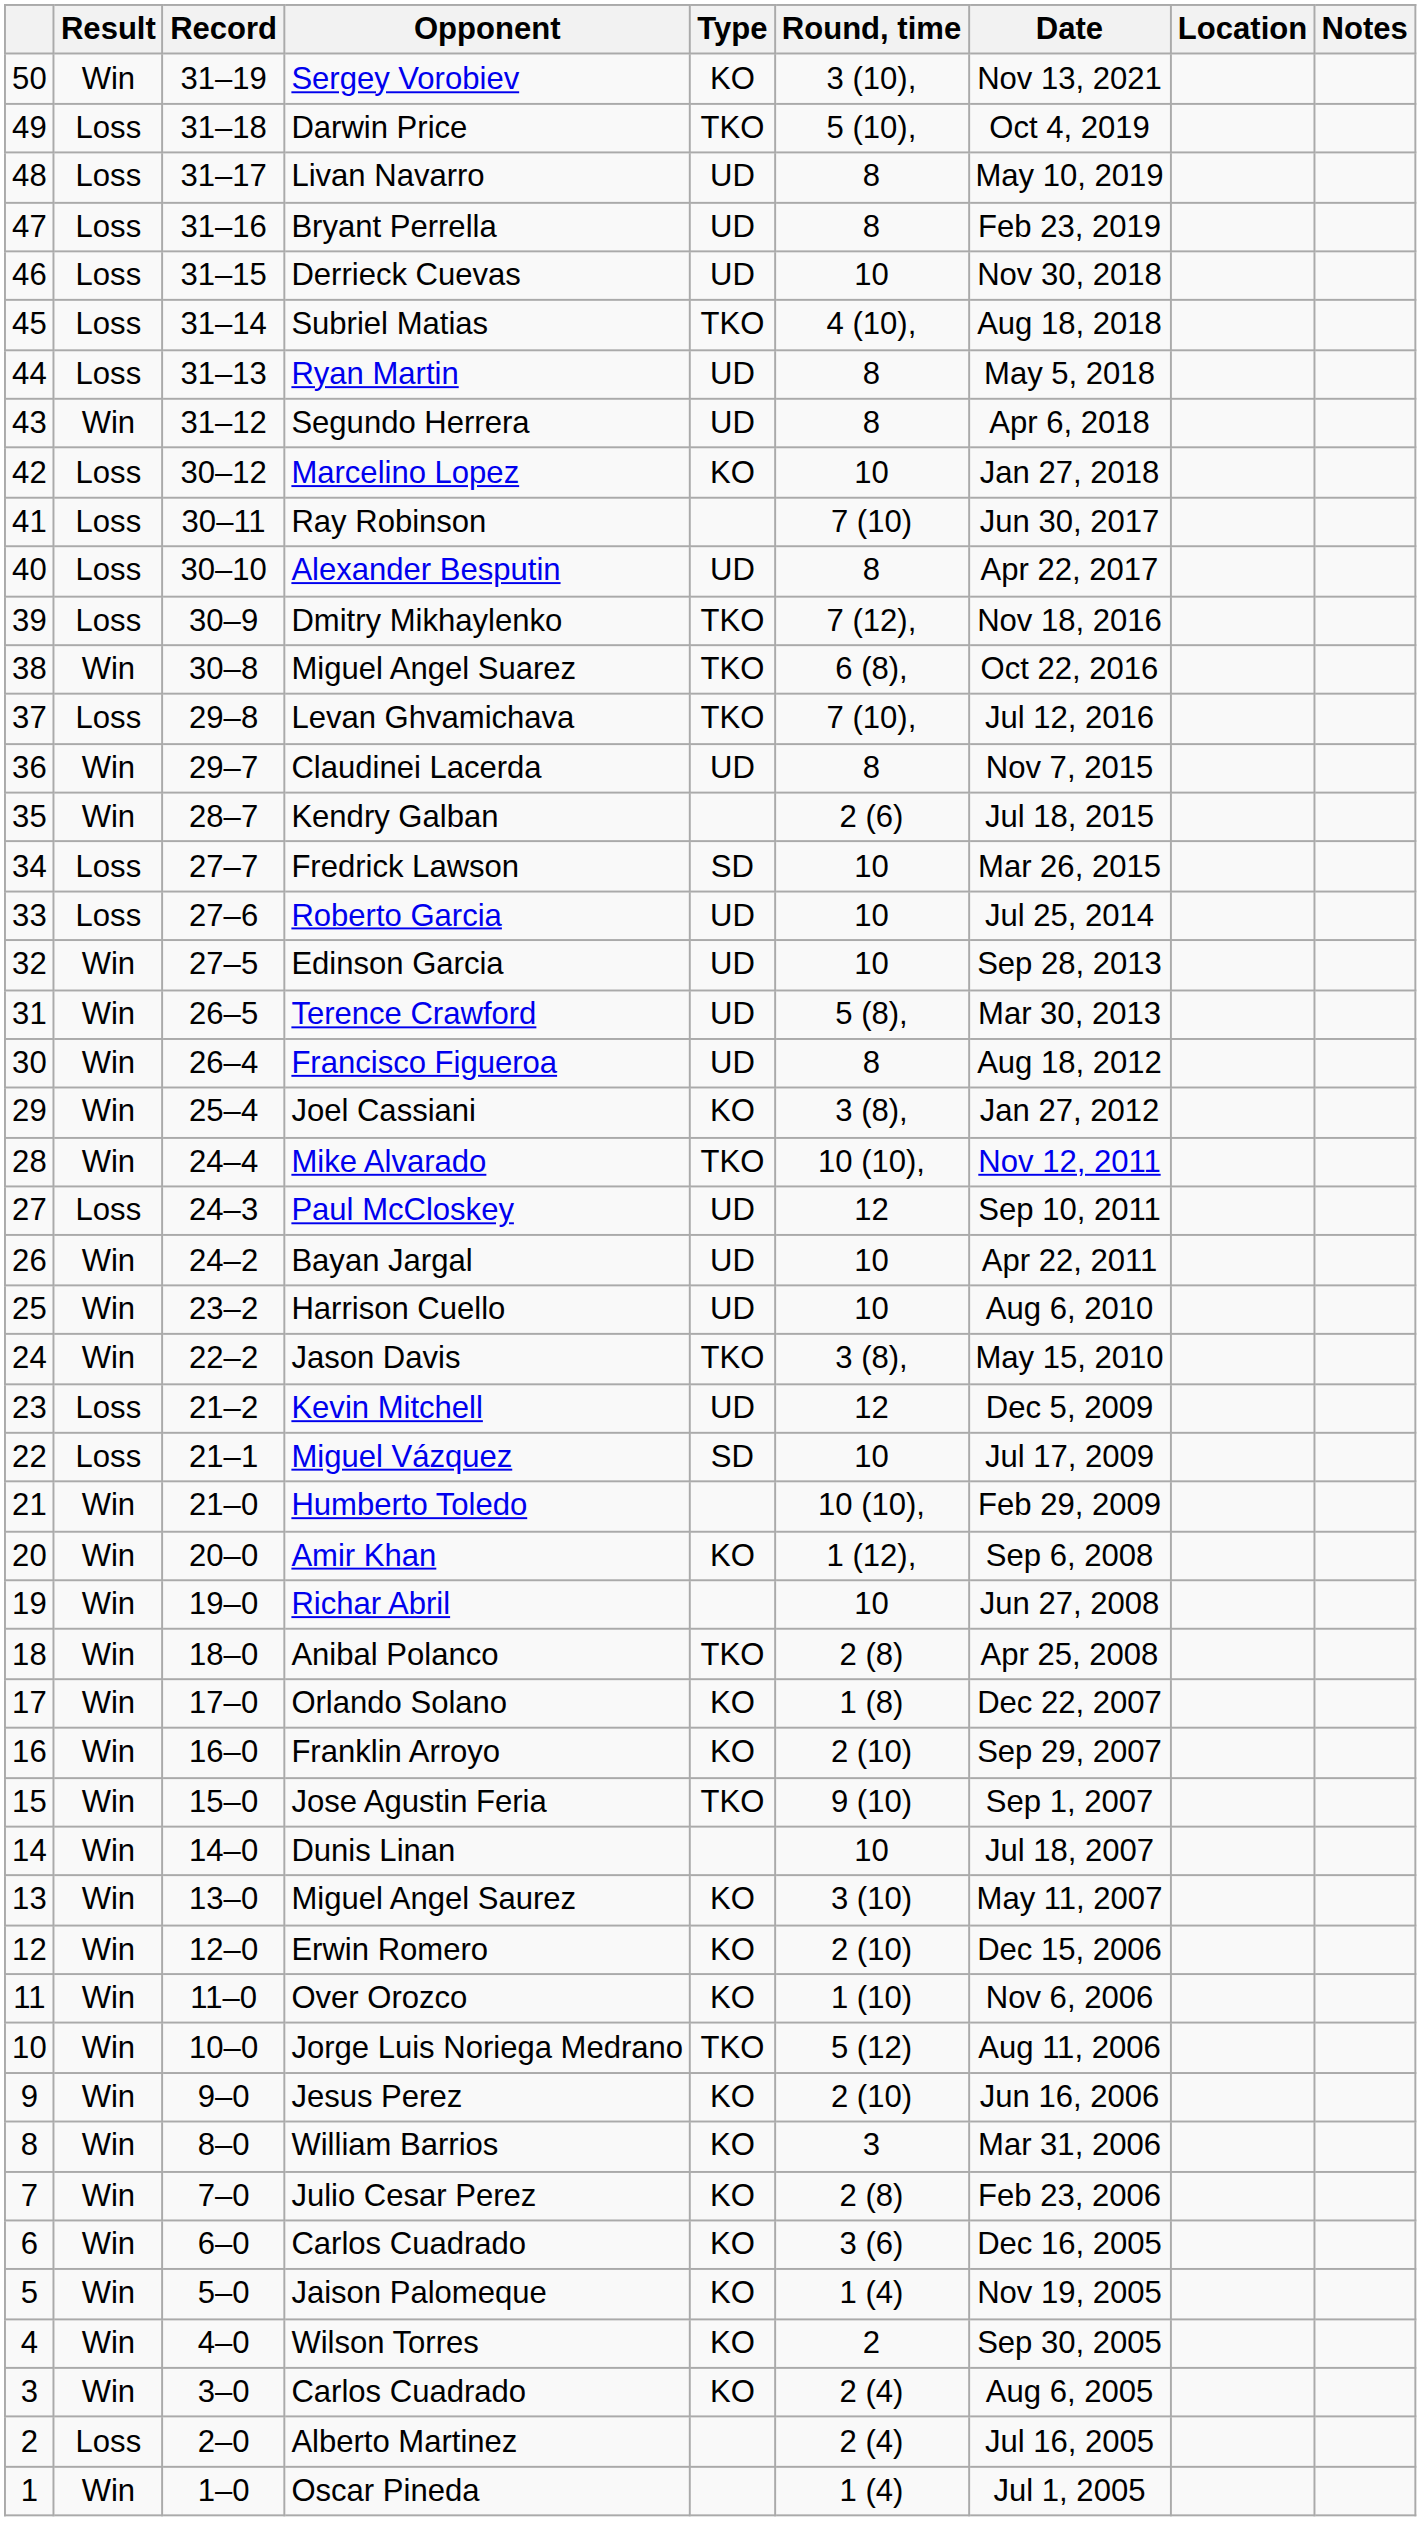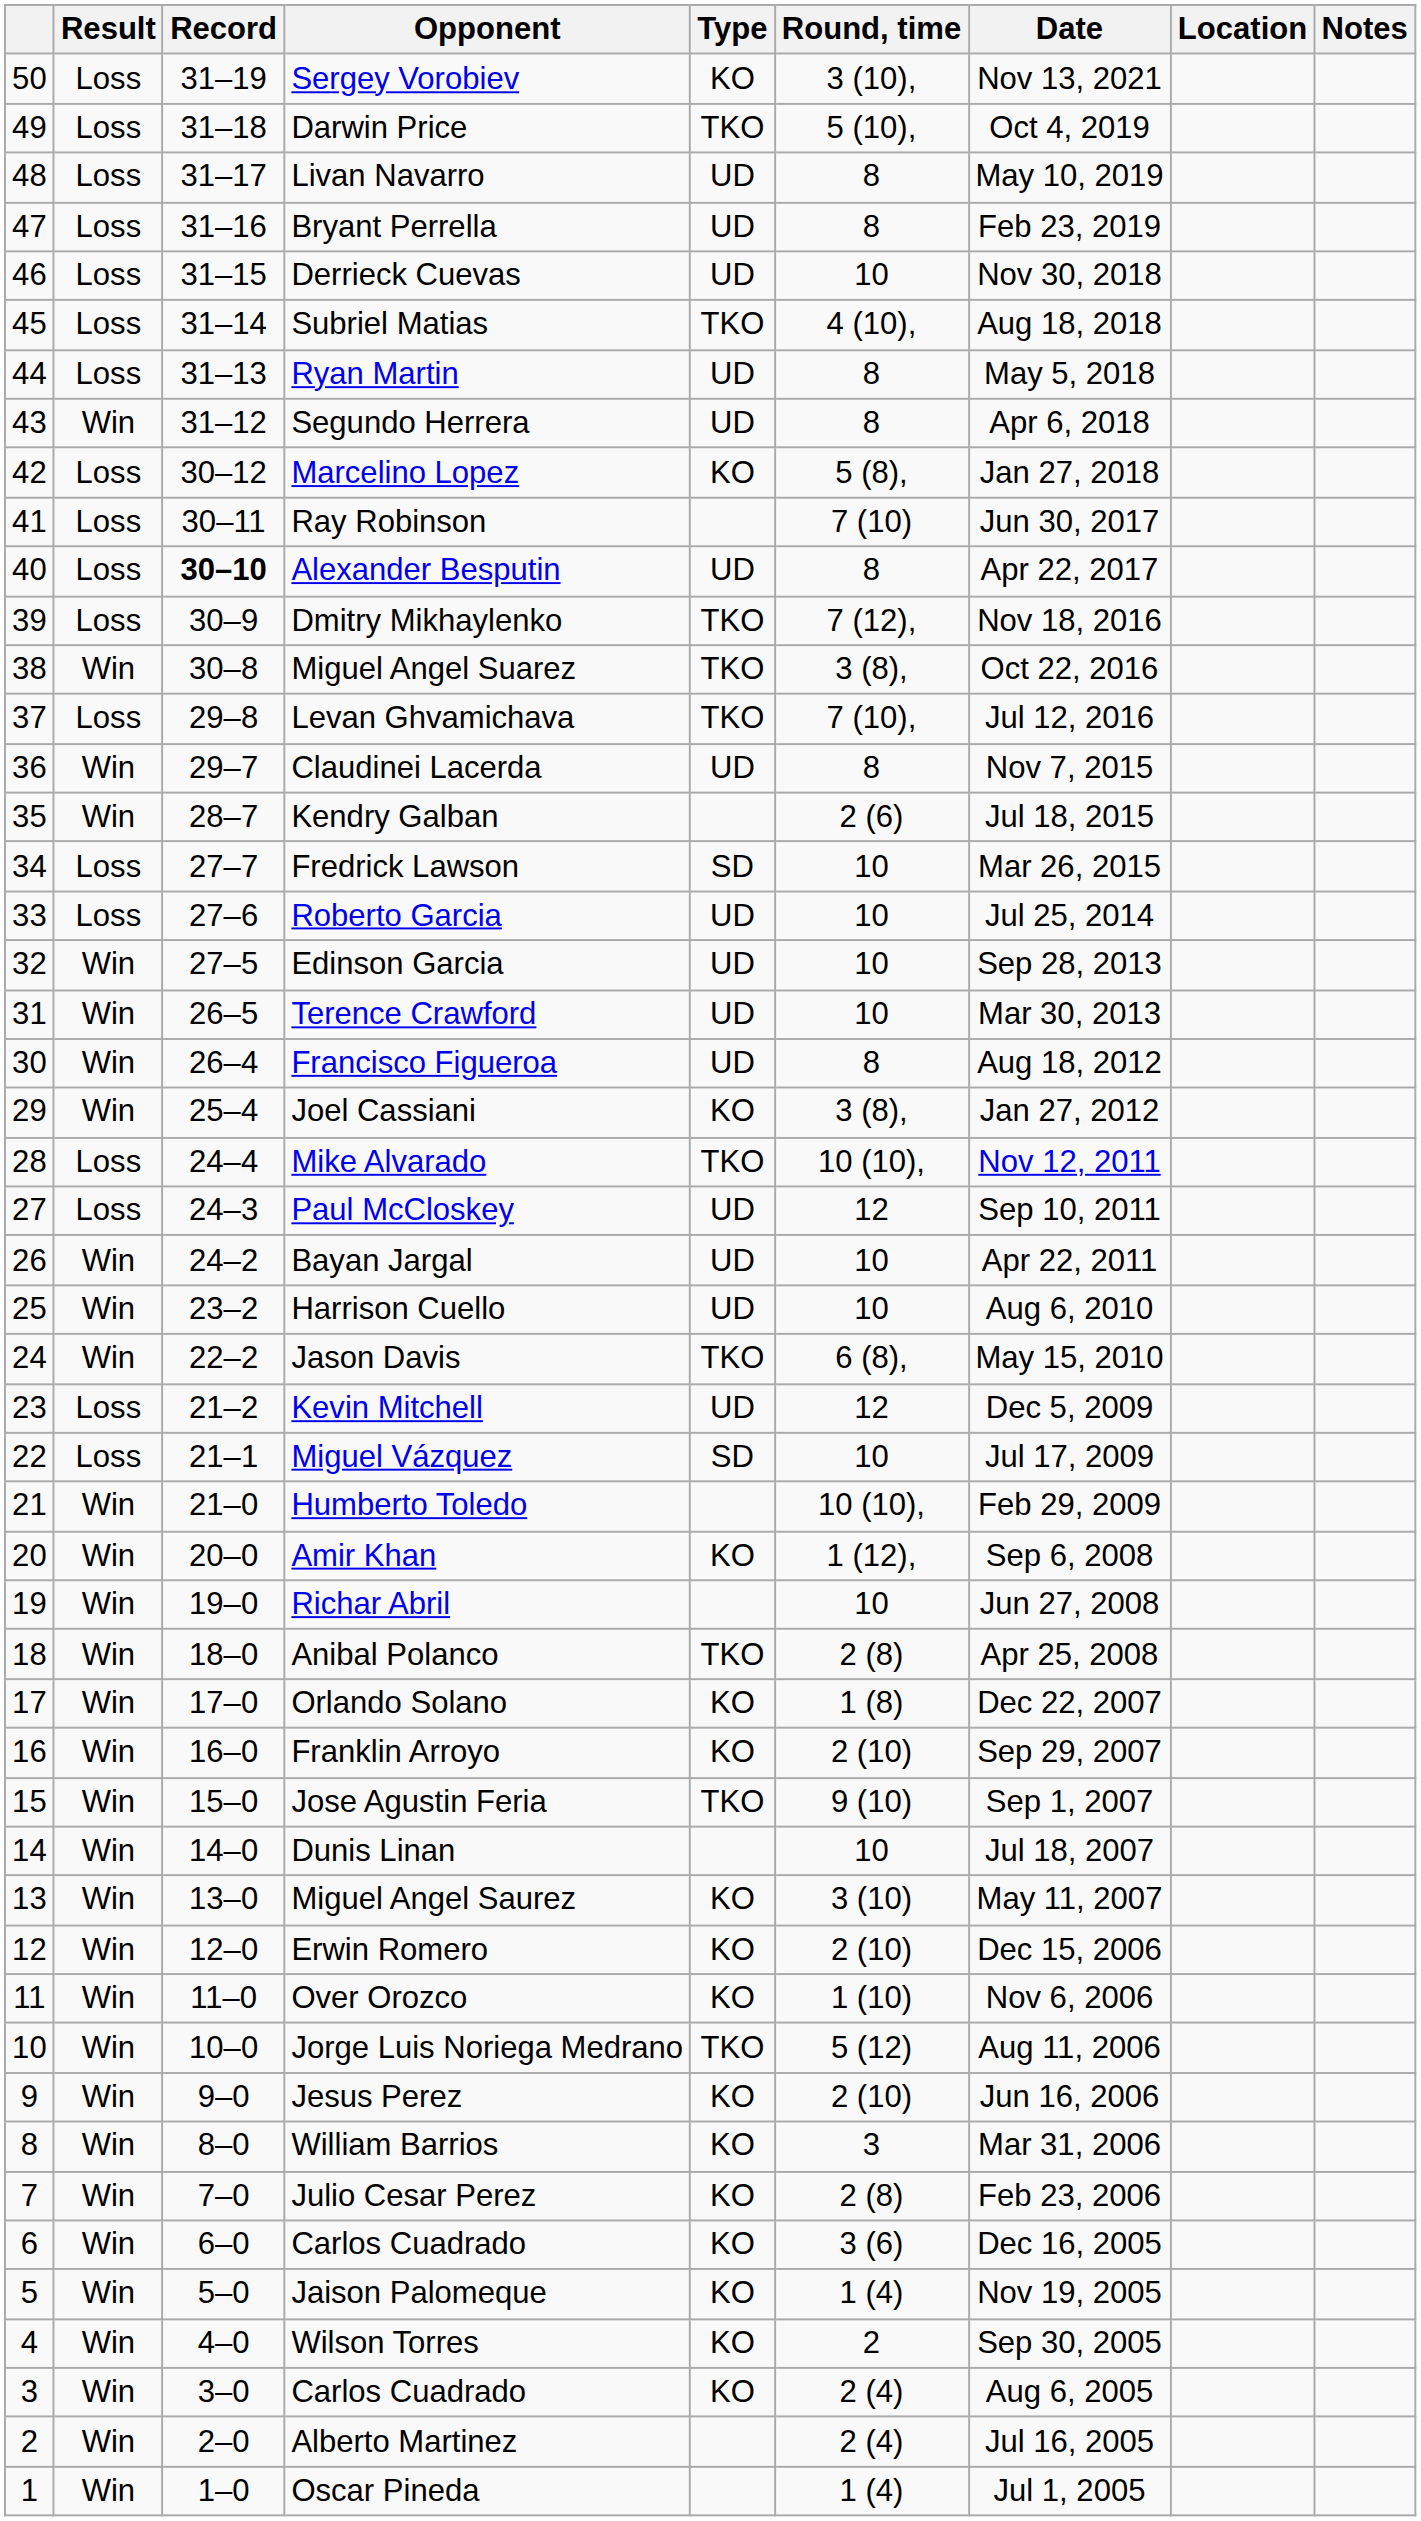(108, 78) Win -> (108, 78) Loss
(871, 472) 10 -> (871, 472) 5 (8),
(224, 570) normal -> (224, 570) bold
(871, 669) 6 (8), -> (871, 669) 3 (8),
(871, 1013) 5 (8), -> (871, 1013) 10
(108, 1161) Win -> (108, 1161) Loss
(871, 1358) 3 (8), -> (871, 1358) 6 (8),
(108, 2441) Loss -> (108, 2441) Win
